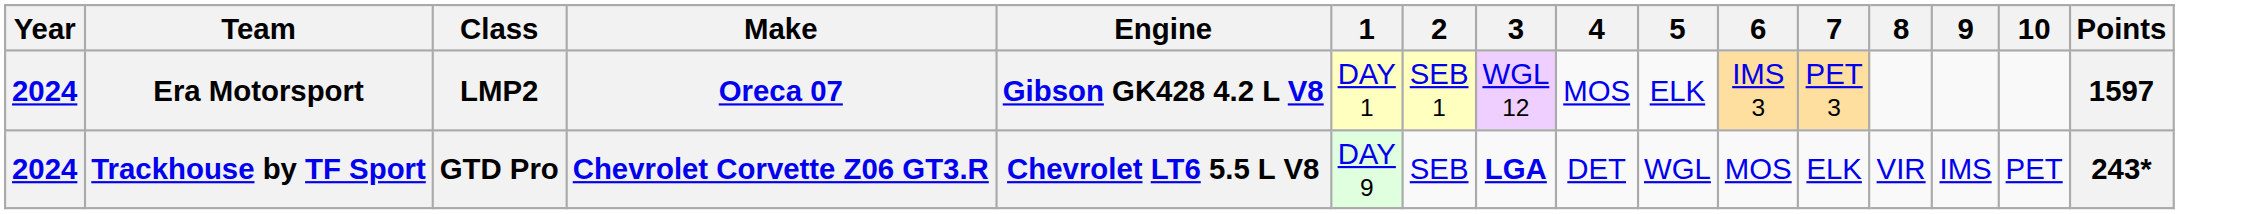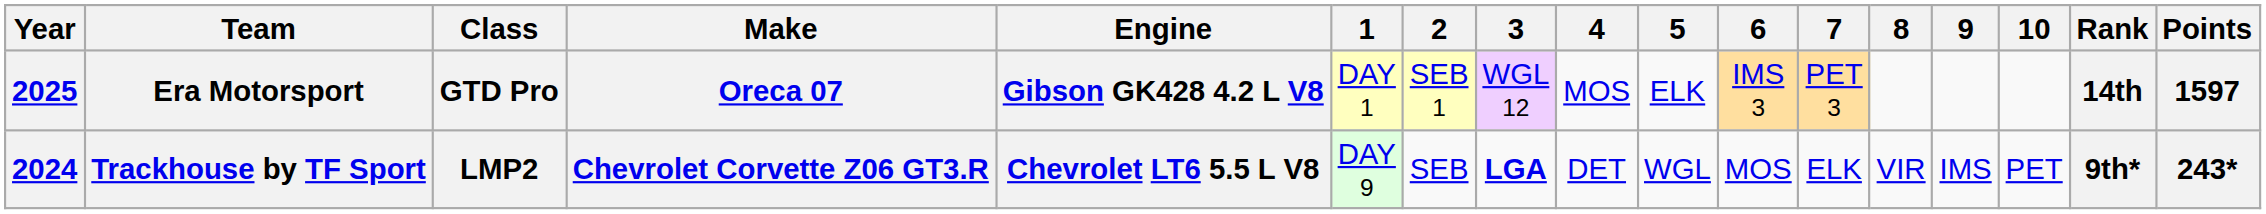+ column: (2113, 28)
(45, 90) 2024 -> (45, 90) 2025
(499, 90) LMP2 -> (499, 90) GTD Pro
(499, 169) GTD Pro -> (499, 169) LMP2
